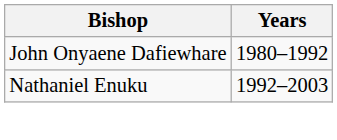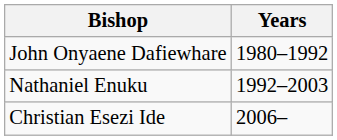+ row: (87, 118)
